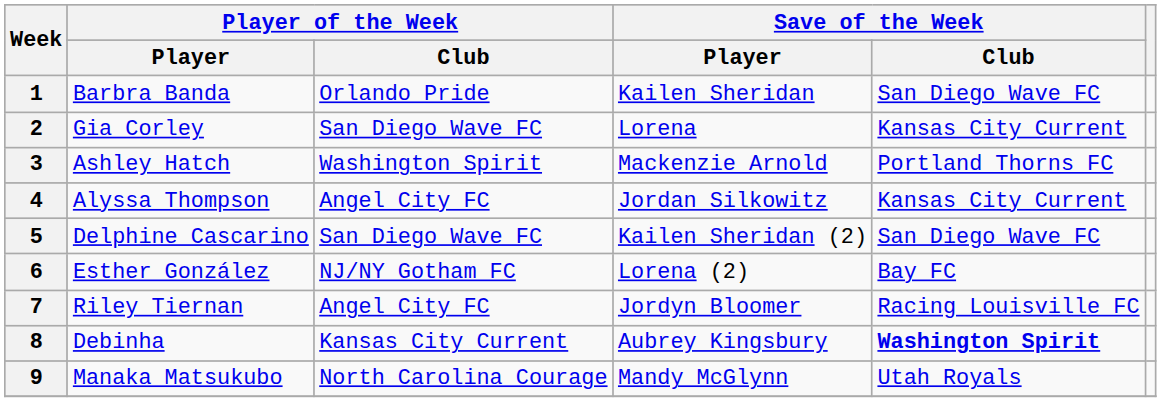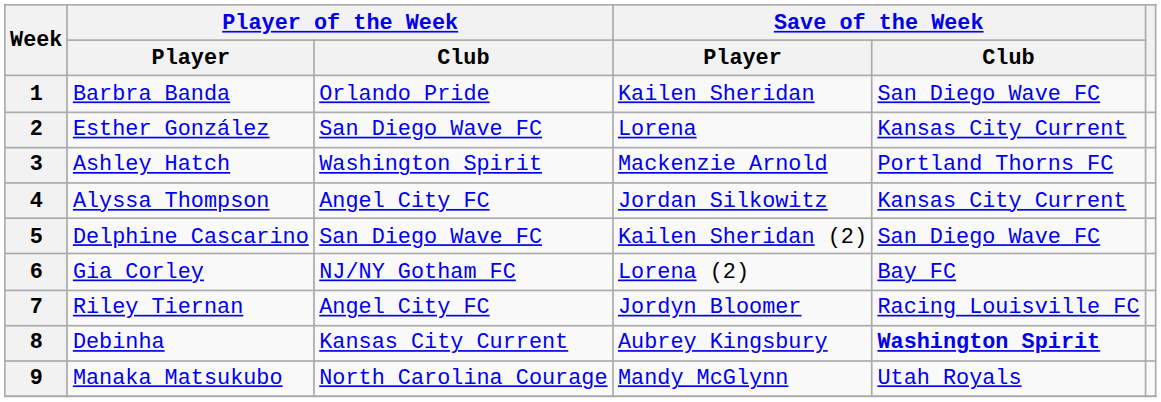(138, 129) Gia Corley -> (171, 129) Esther González
(171, 272) Esther González -> (138, 272) Gia Corley
